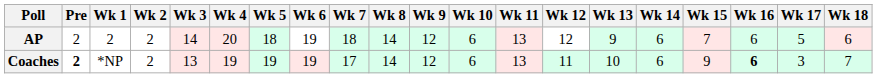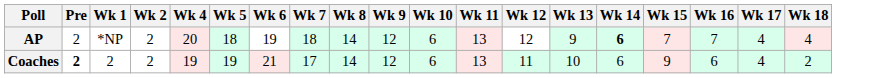- column: (190, 15)
(110, 38) 2 -> (110, 38) *NP
(660, 38) normal -> (620, 38) bold
(754, 38) 6 -> (714, 38) 7
(801, 38) 5 -> (761, 38) 4
(848, 38) 6 -> (808, 38) 4
(110, 61) *NP -> (110, 61) 2
(309, 61) 19 -> (270, 61) 21
(754, 61) bold -> (714, 61) normal
(801, 61) 3 -> (761, 61) 4
(848, 61) 7 -> (808, 61) 2
